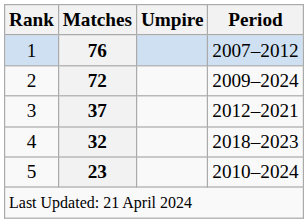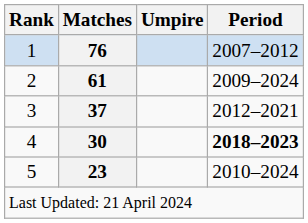(97, 80) 72 -> (97, 80) 61
(97, 141) 32 -> (97, 141) 30
(255, 141) normal -> (255, 141) bold
